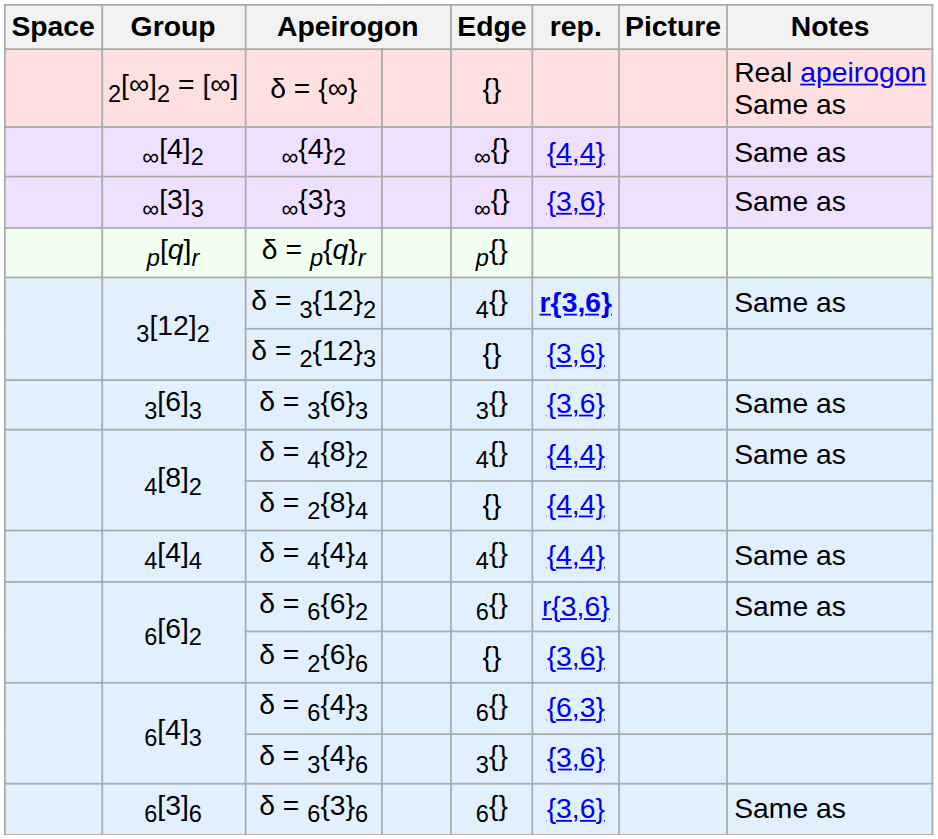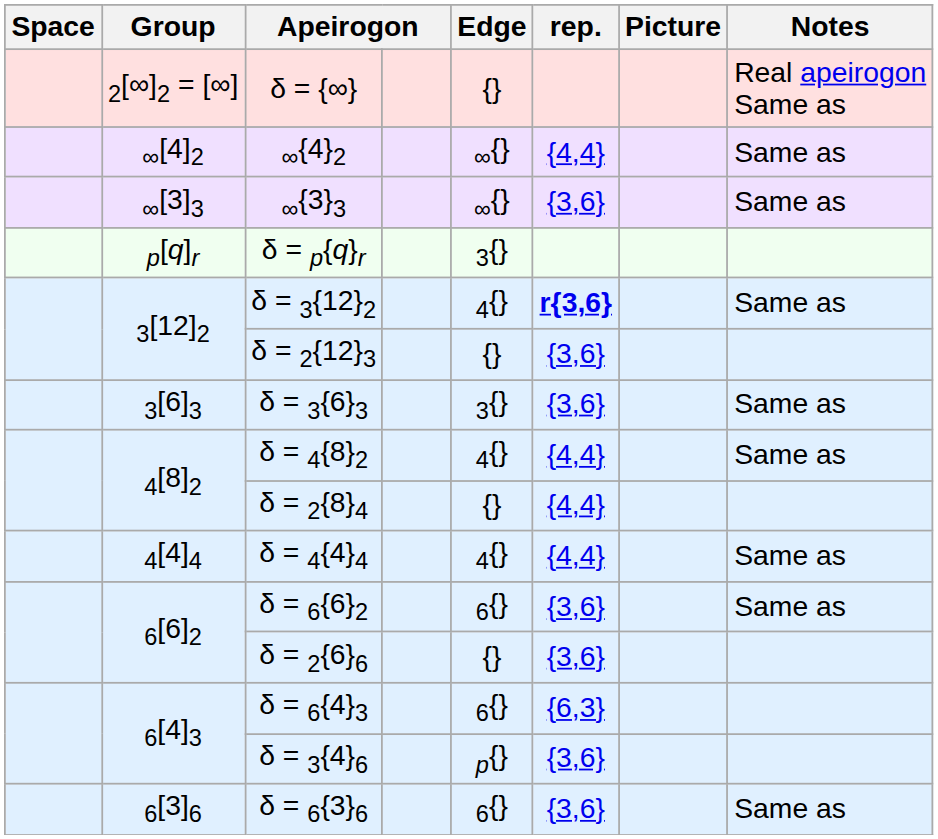(492, 253) p{} -> (492, 253) 3{}
(576, 606) r{3,6} -> (576, 606) {3,6}
(492, 759) 3{} -> (492, 759) p{}
